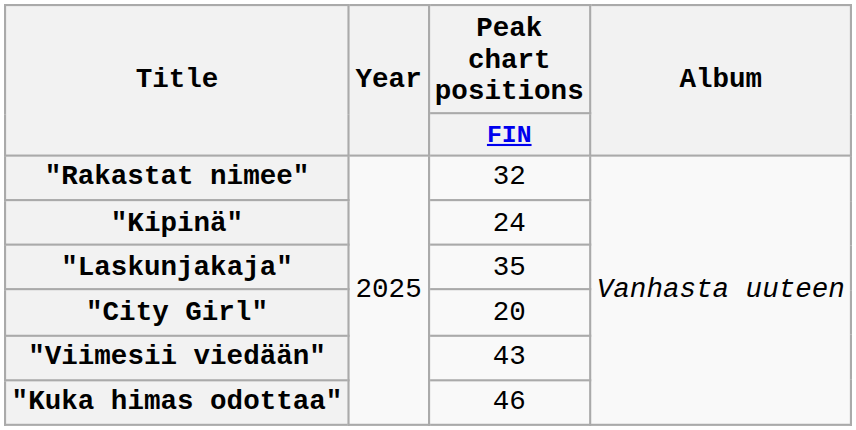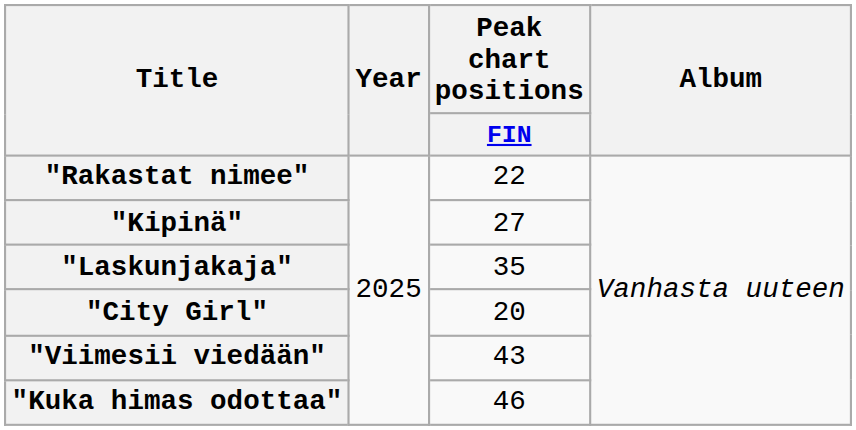(509, 178) 32 -> (509, 178) 22
(509, 223) 24 -> (509, 223) 27
